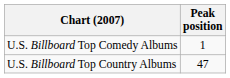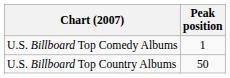(203, 63) 47 -> (203, 63) 50
